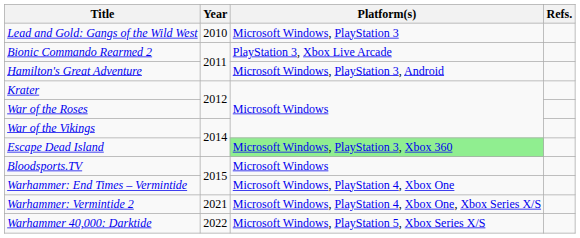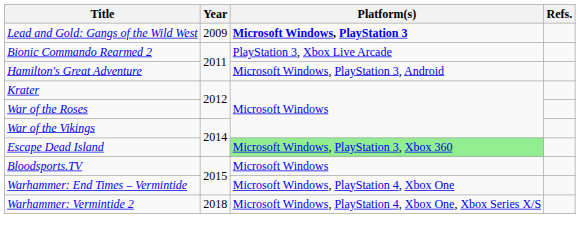(215, 33) 2010 -> (215, 33) 2009
(316, 33) normal -> (320, 33) bold
(215, 204) 2021 -> (215, 204) 2018
- row: (79, 223)
